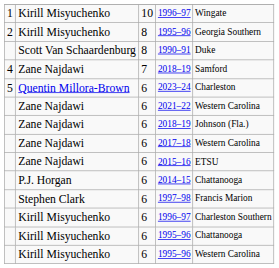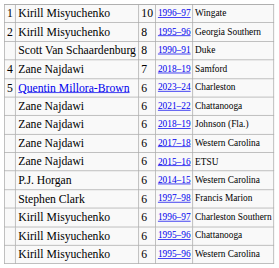(227, 106) Western Carolina -> (219, 106) Chattanooga
(219, 180) Chattanooga -> (227, 180) Western Carolina
